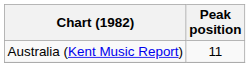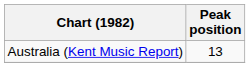(215, 51) 11 -> (215, 51) 13
